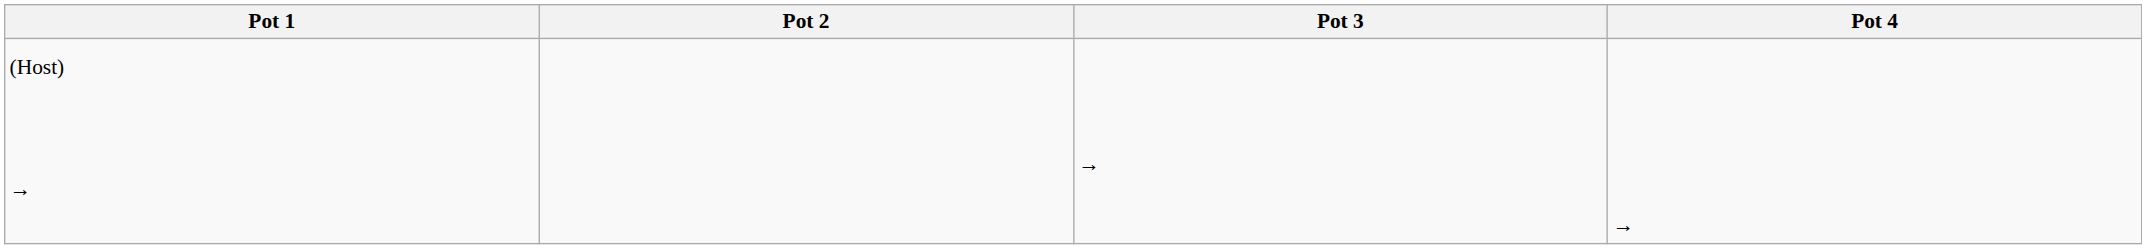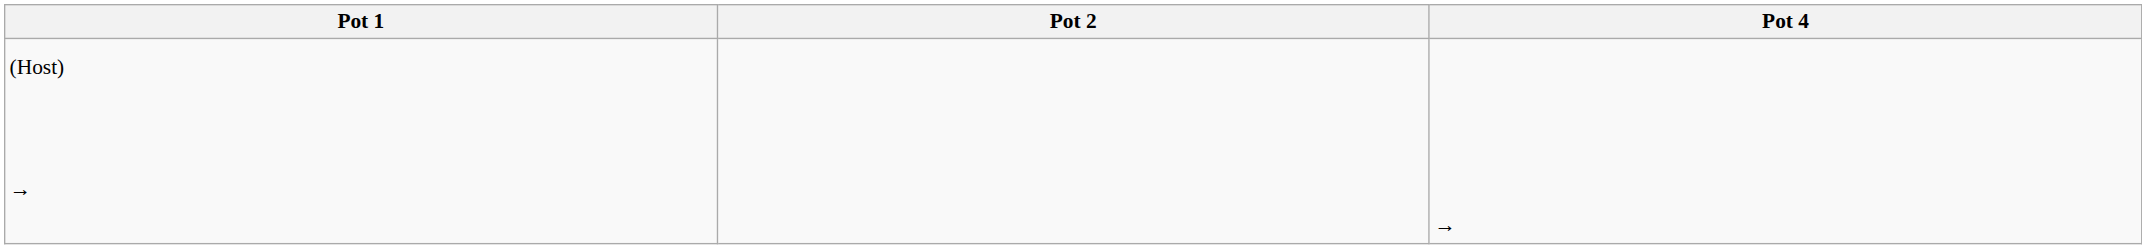- column: (1340, 21)
